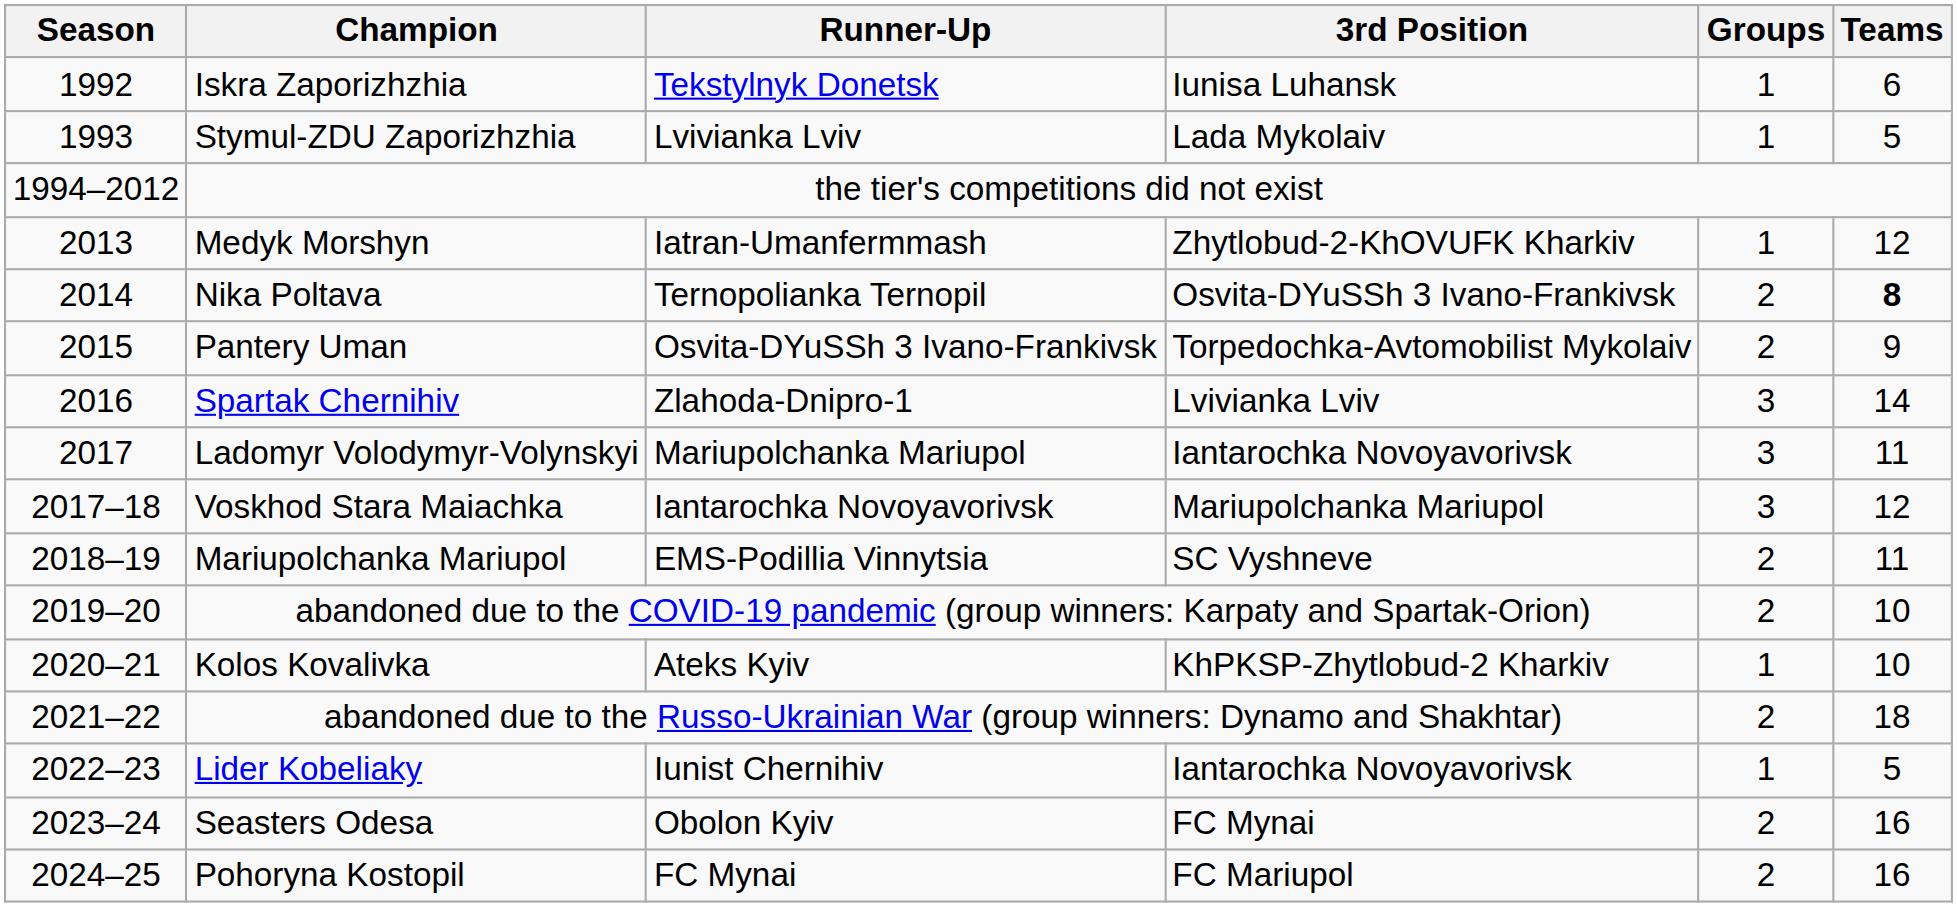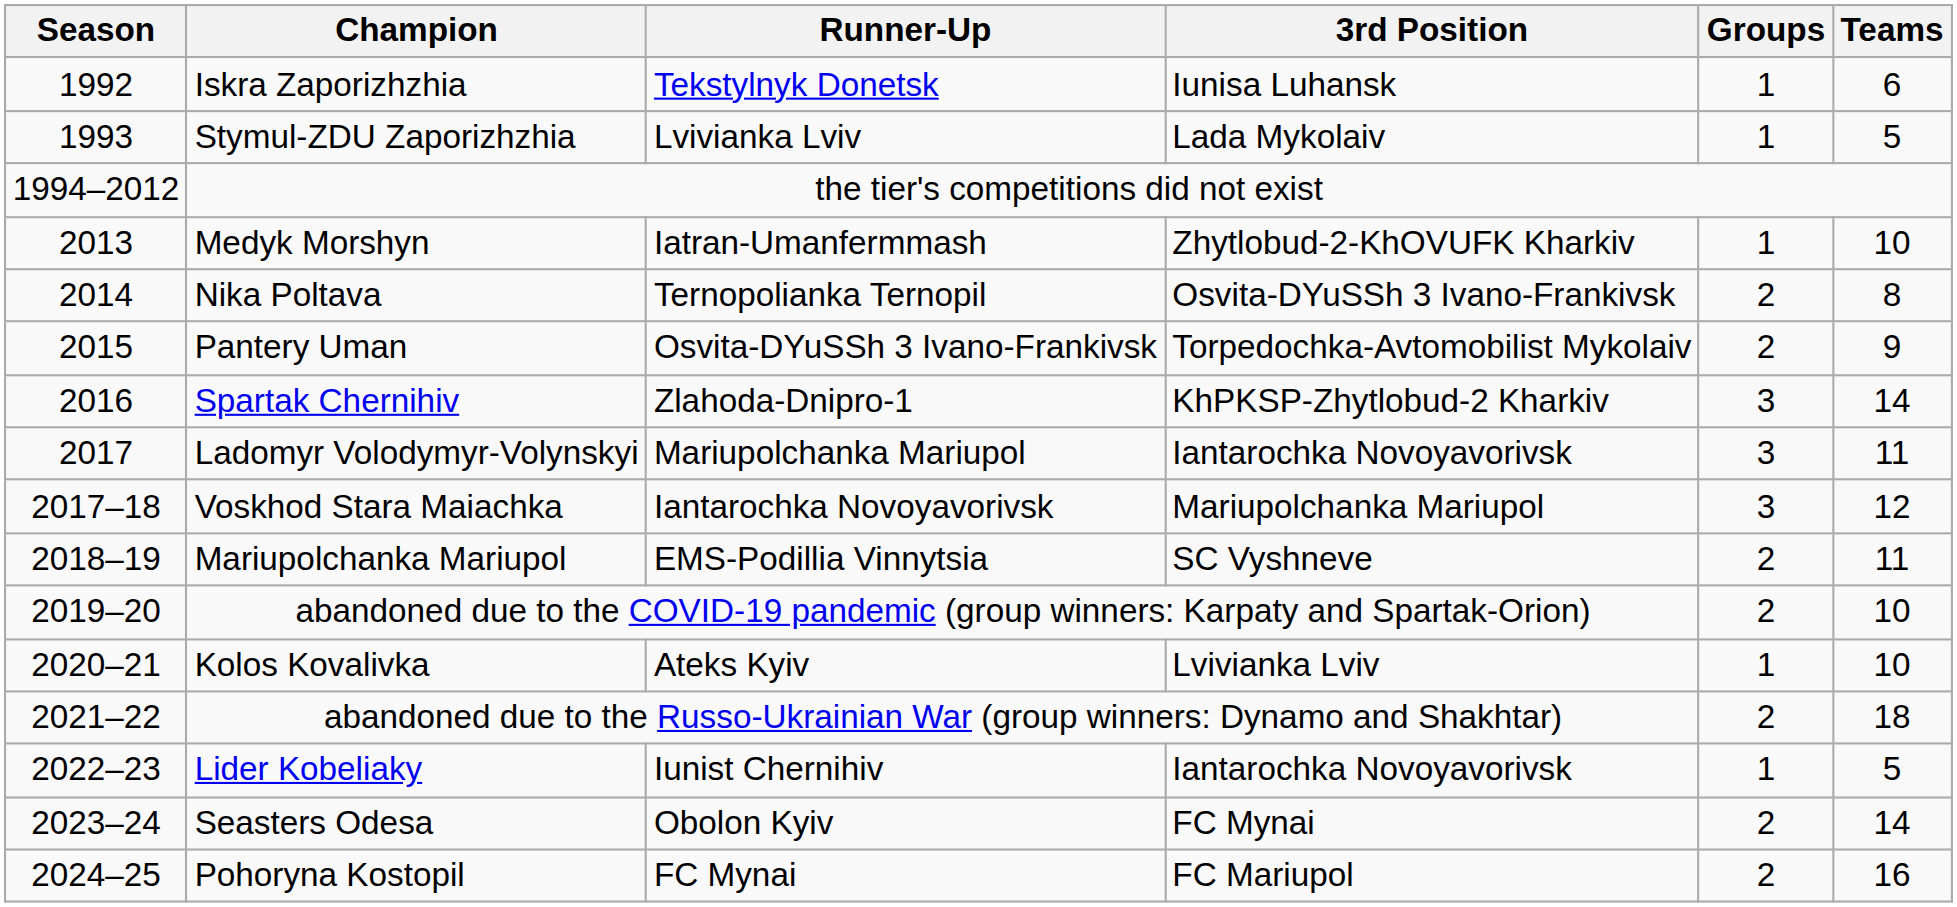(1892, 242) 12 -> (1892, 242) 10
(1892, 294) bold -> (1892, 294) normal
(1276, 400) Lvivianka Lviv -> (1391, 400) KhPKSP-Zhytlobud-2 Kharkiv
(1391, 664) KhPKSP-Zhytlobud-2 Kharkiv -> (1276, 664) Lvivianka Lviv
(1892, 822) 16 -> (1892, 822) 14
